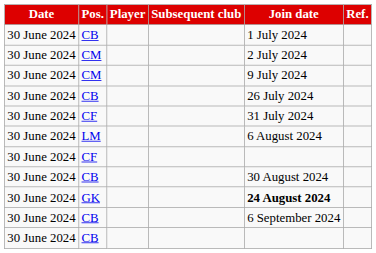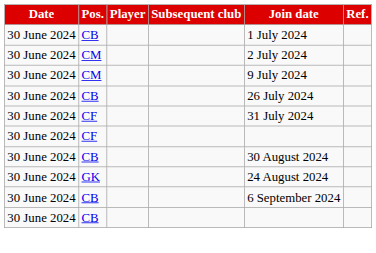- row: (41, 136)
(289, 197) bold -> (288, 177) normal
